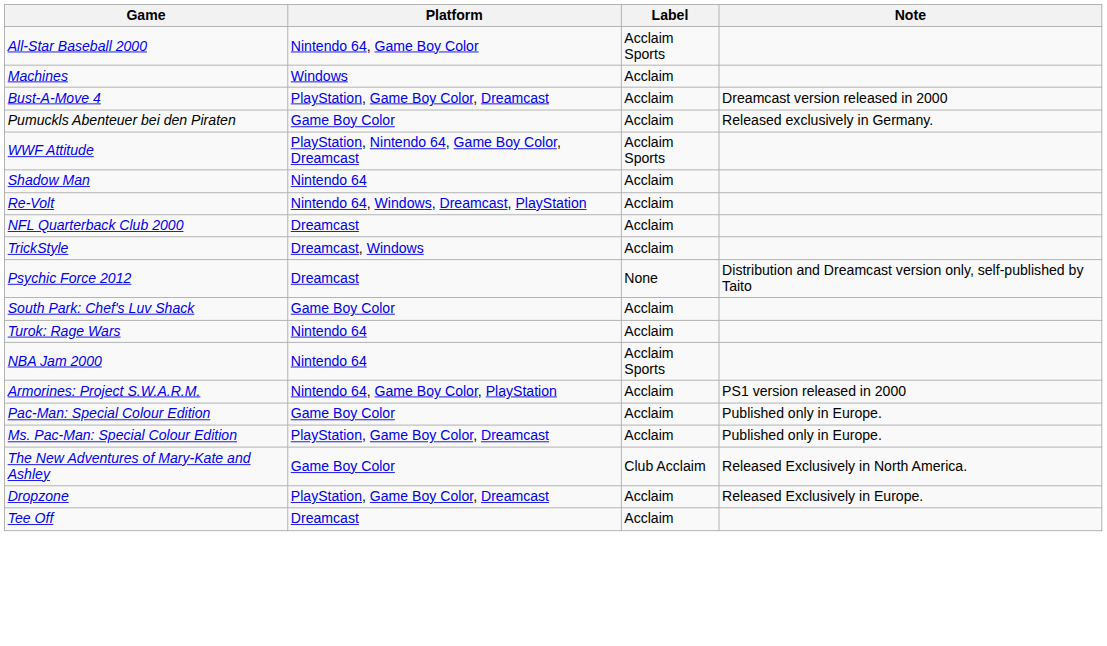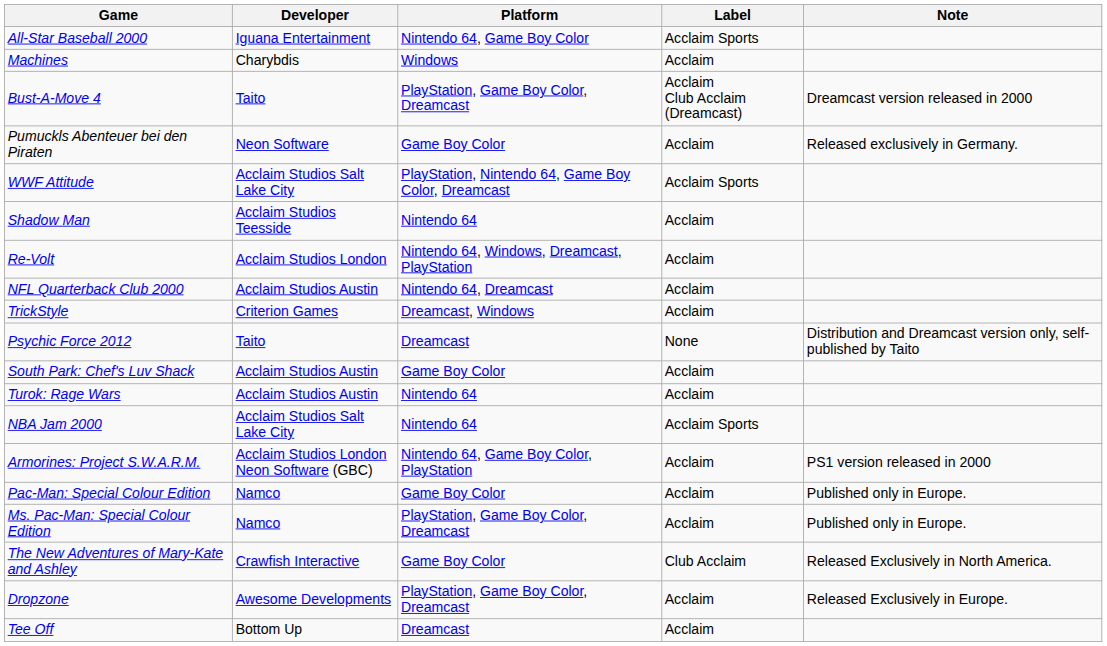+ column: (315, 15)
(649, 98) Acclaim -> (705, 98) Acclaim Club Acclaim (Dreamcast)
(325, 225) Dreamcast -> (477, 289) Nintendo 64, Dreamcast
